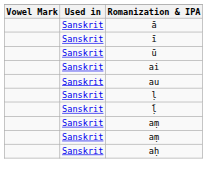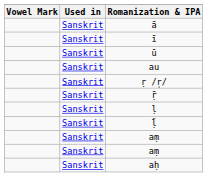- row: (32, 67)
+ row: (32, 81)
+ row: (32, 95)
